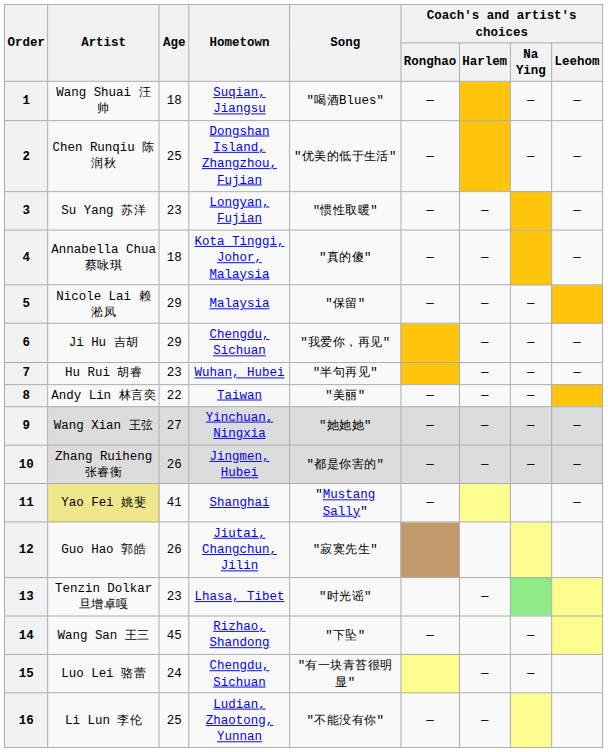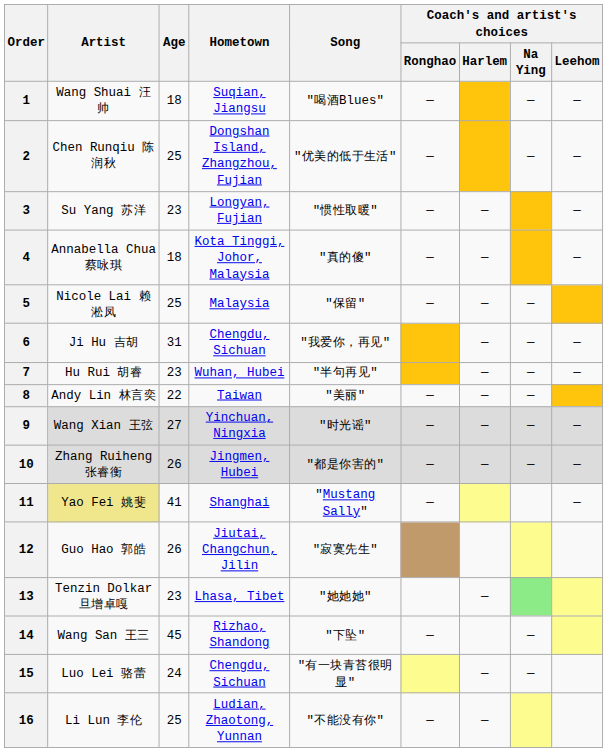(174, 304) 29 -> (174, 304) 25
(174, 343) 29 -> (174, 343) 31
(345, 426) "她她她" -> (345, 426) "时光谣"
(345, 597) "时光谣" -> (345, 597) "她她她"
